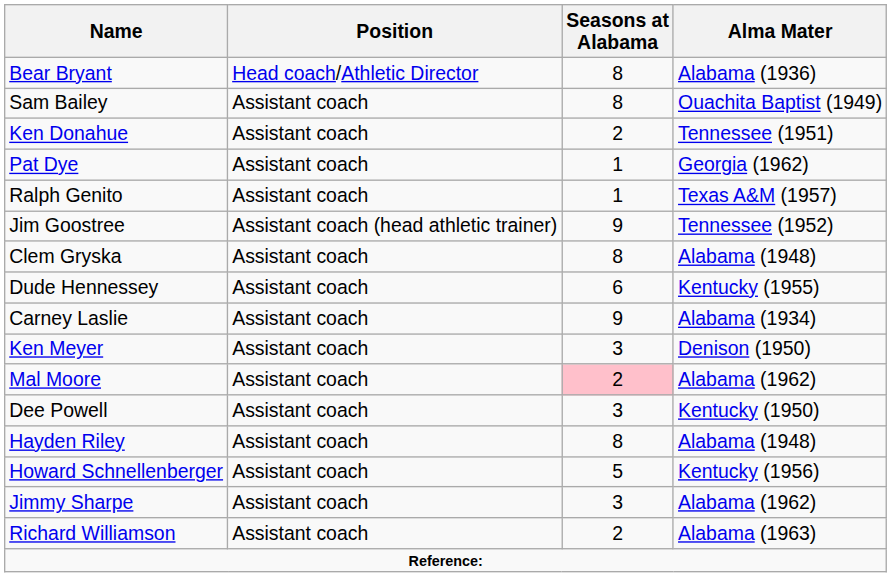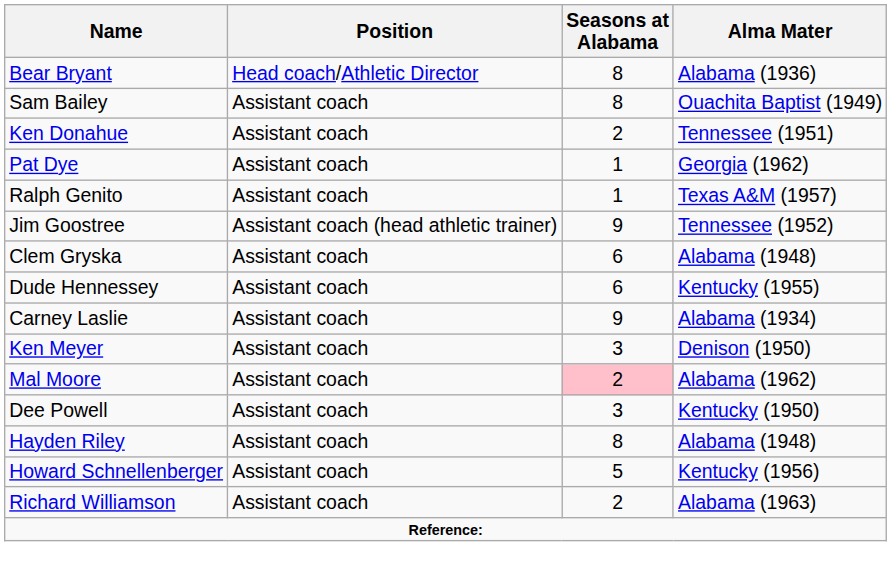(618, 257) 8 -> (618, 257) 6
- row: (71, 503)
